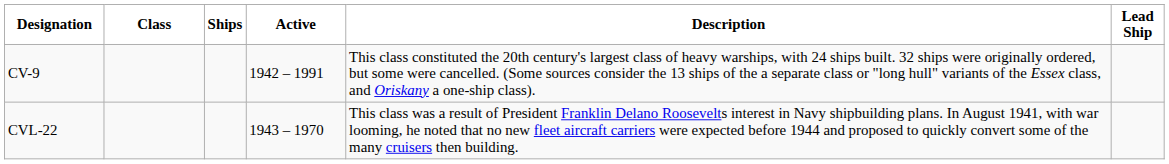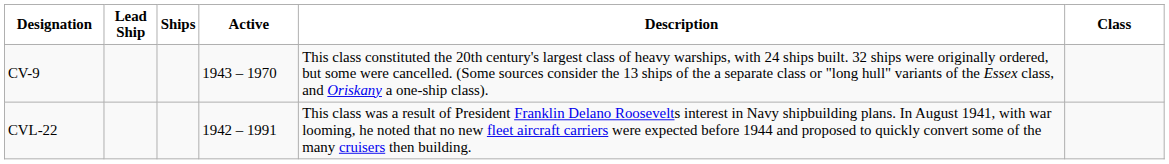columns swapped: (154, 24) <-> (1138, 24)
(286, 73) 1942 – 1991 -> (239, 73) 1943 – 1970
(286, 130) 1943 – 1970 -> (239, 130) 1942 – 1991
